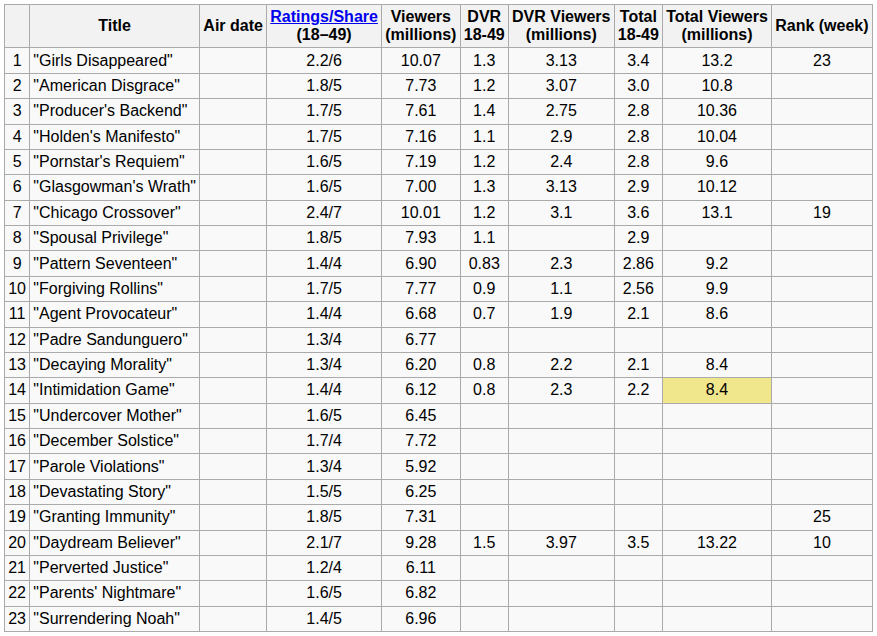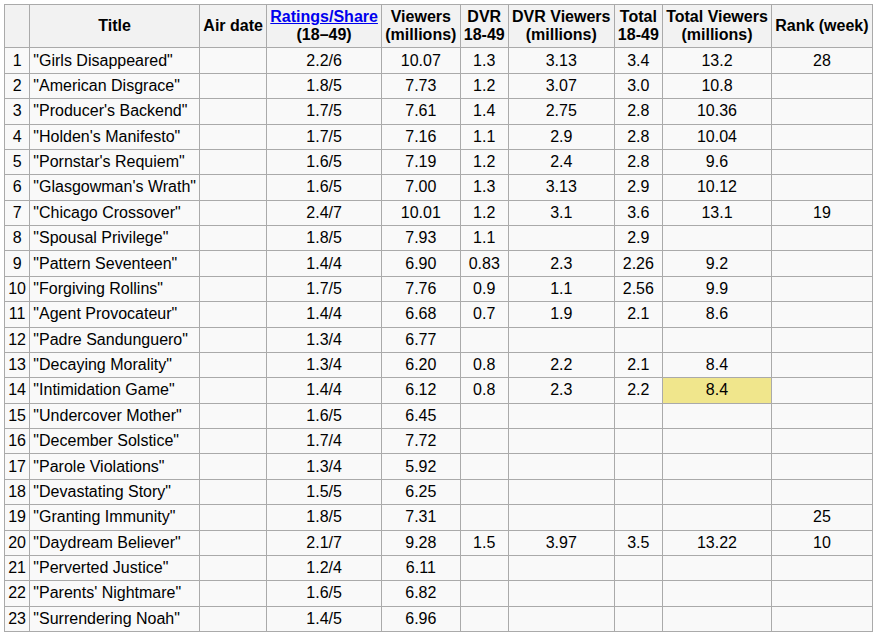(822, 60) 23 -> (822, 60) 28
(638, 263) 2.86 -> (638, 263) 2.26
(421, 288) 7.77 -> (421, 288) 7.76
